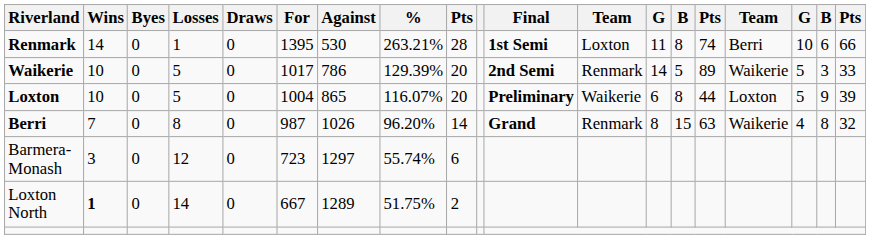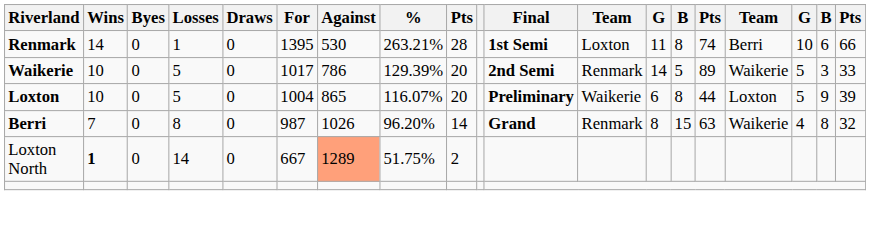- row: (40, 159)
(338, 204) no background -> (338, 159) lightsalmon background
